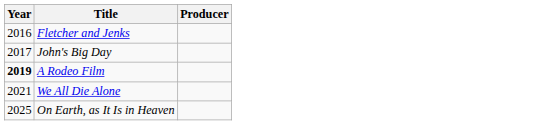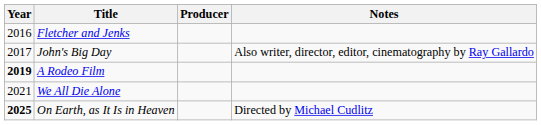+ column: (384, 14)
(19, 110) normal -> (19, 110) bold
